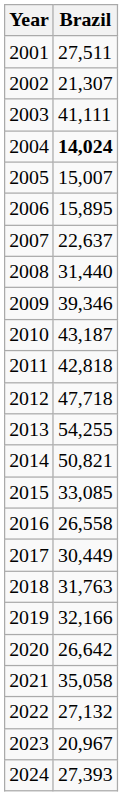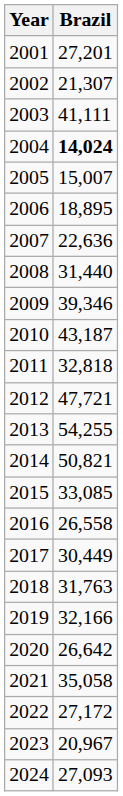(85, 51) 27,511 -> (85, 51) 27,201
(85, 209) 15,895 -> (85, 209) 18,895
(85, 240) 22,637 -> (85, 240) 22,636
(85, 366) 42,818 -> (85, 366) 32,818
(85, 397) 47,718 -> (85, 397) 47,721
(85, 712) 27,132 -> (85, 712) 27,172
(85, 775) 27,393 -> (85, 775) 27,093
